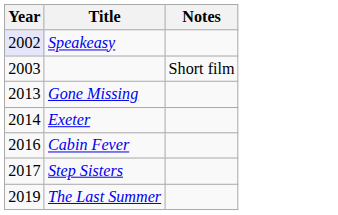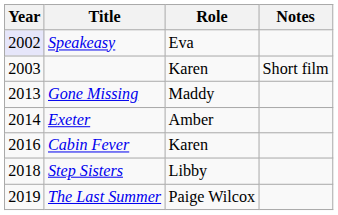+ column: (212, 17)
(24, 171) 2017 -> (24, 171) 2018
